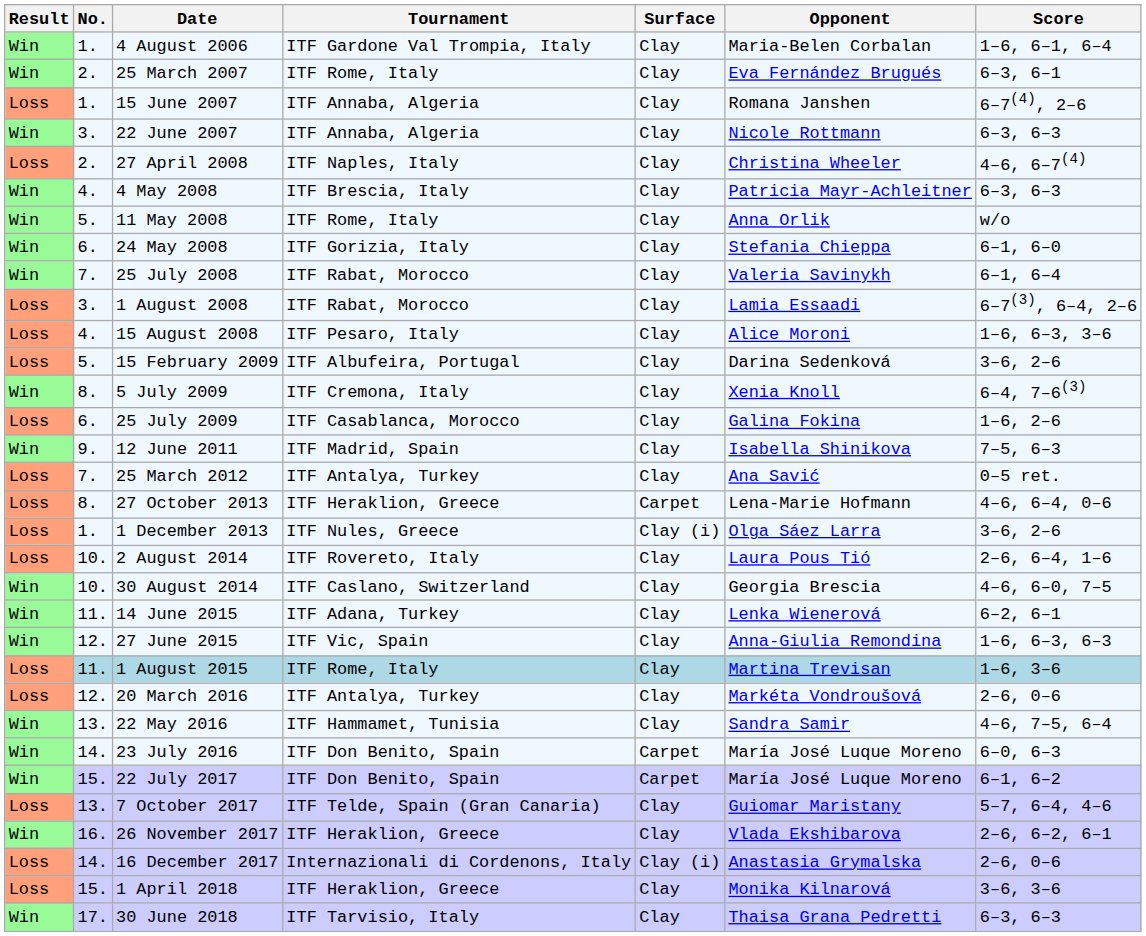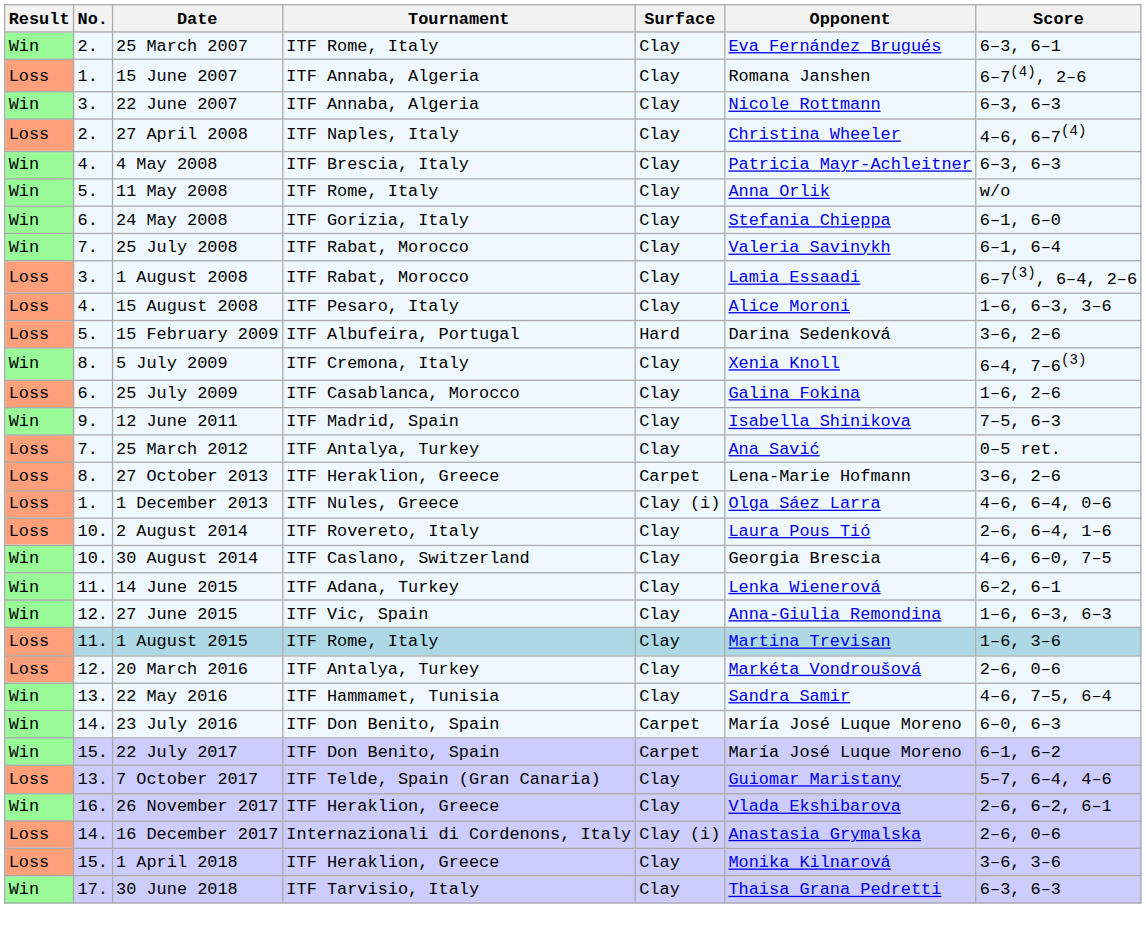- row: (182, 46)
(660, 362) Clay -> (660, 334) Hard
(1046, 504) 4–6, 6–4, 0–6 -> (1020, 476) 3–6, 2–6
(1020, 532) 3–6, 2–6 -> (1046, 504) 4–6, 6–4, 0–6
